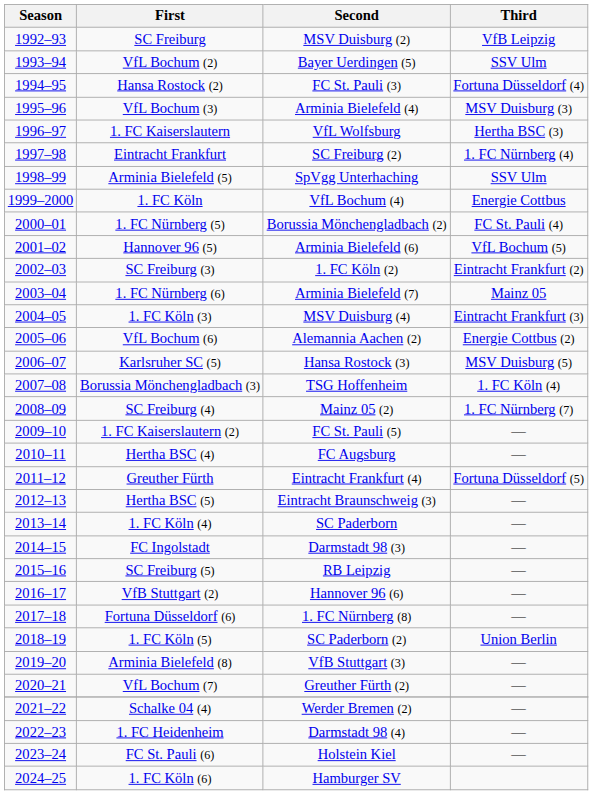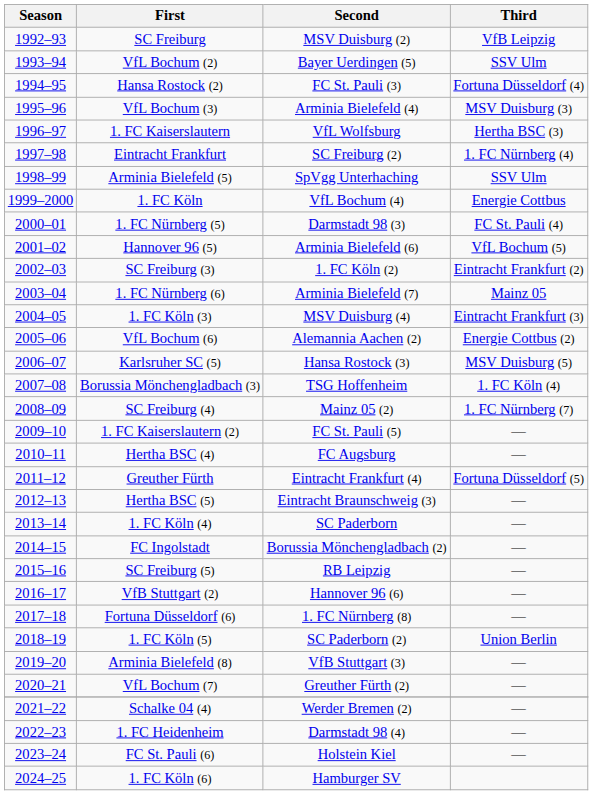(357, 223) Borussia Mönchengladbach (2) -> (357, 223) Darmstadt 98 (3)
(357, 547) Darmstadt 98 (3) -> (357, 547) Borussia Mönchengladbach (2)
